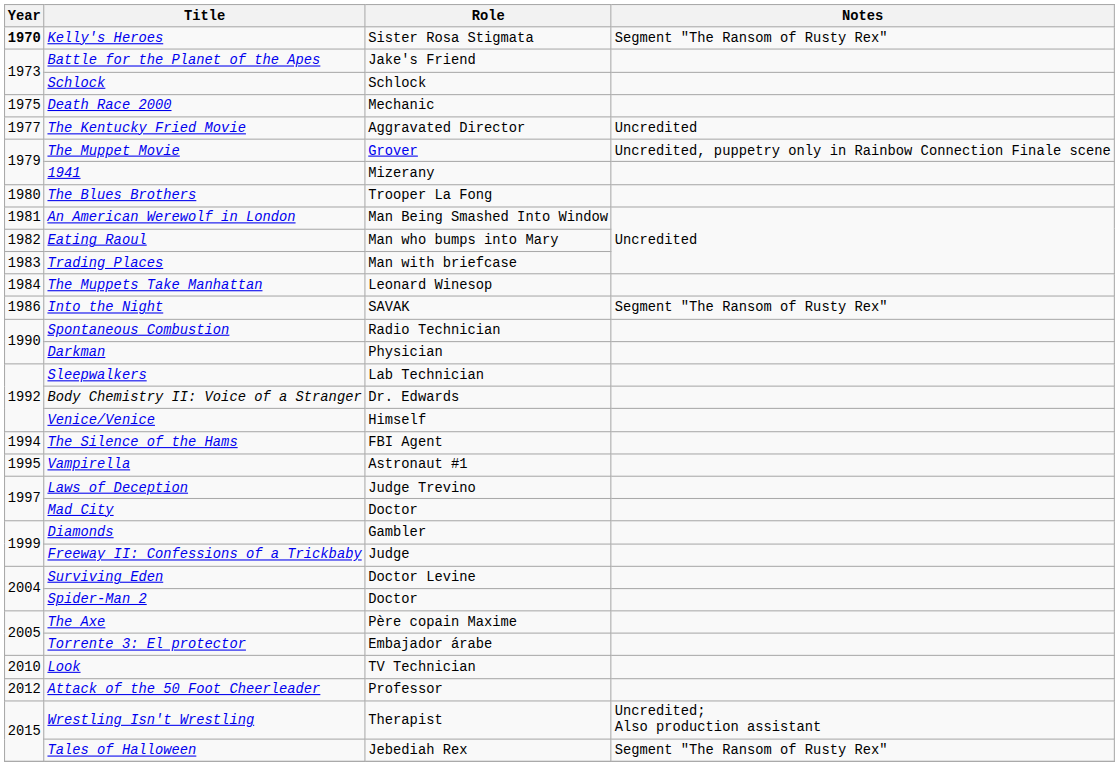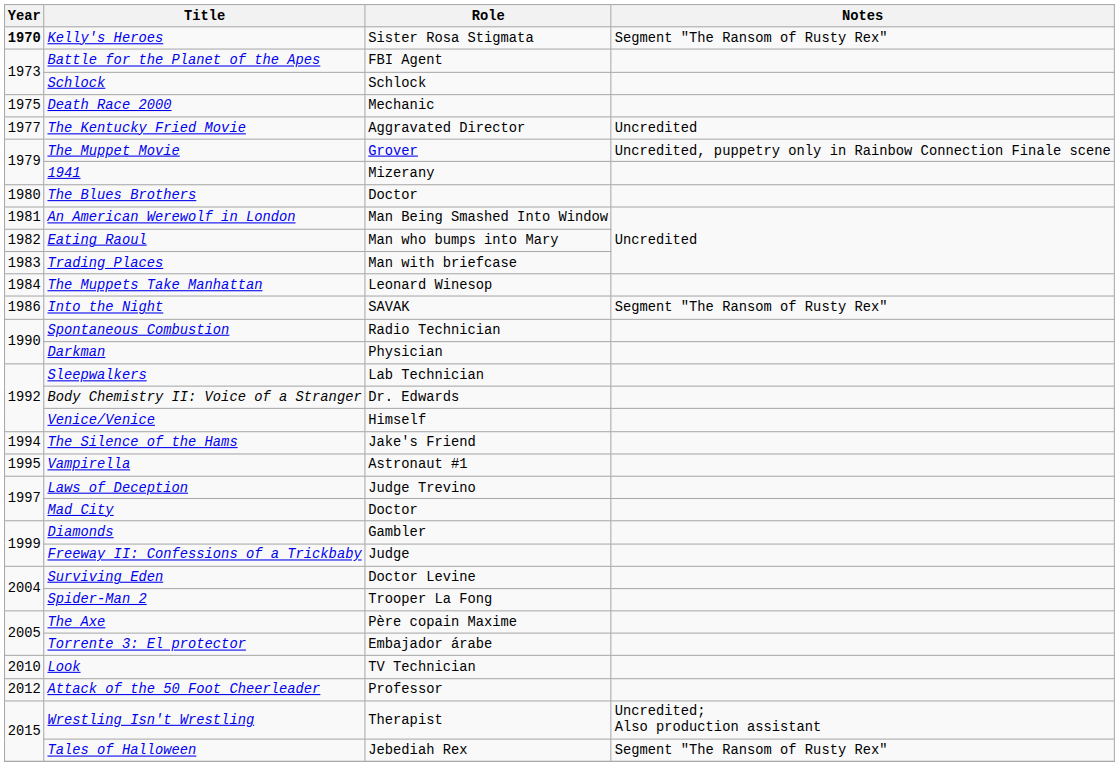(422, 61) Jake's Friend -> (405, 61) FBI Agent
(430, 195) Trooper La Fong -> (393, 195) Doctor
(405, 442) FBI Agent -> (422, 442) Jake's Friend
(393, 600) Doctor -> (430, 600) Trooper La Fong
